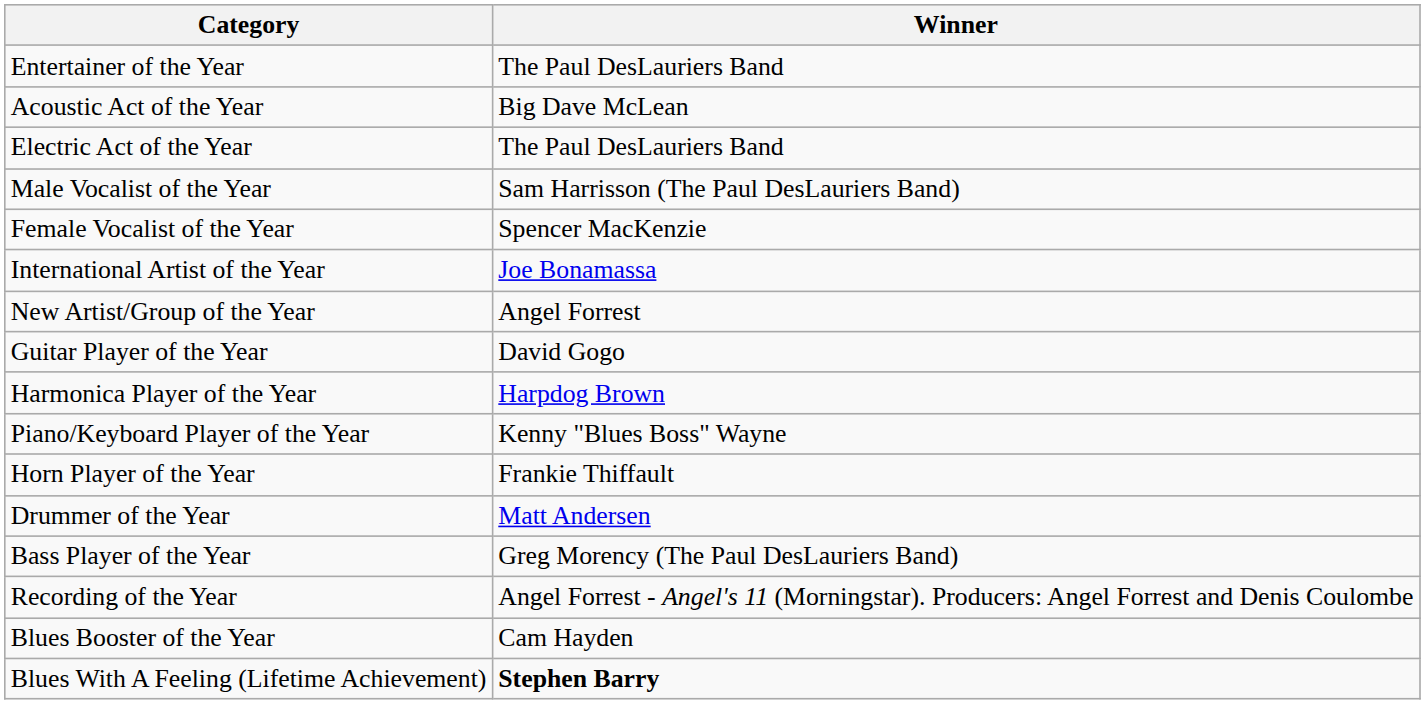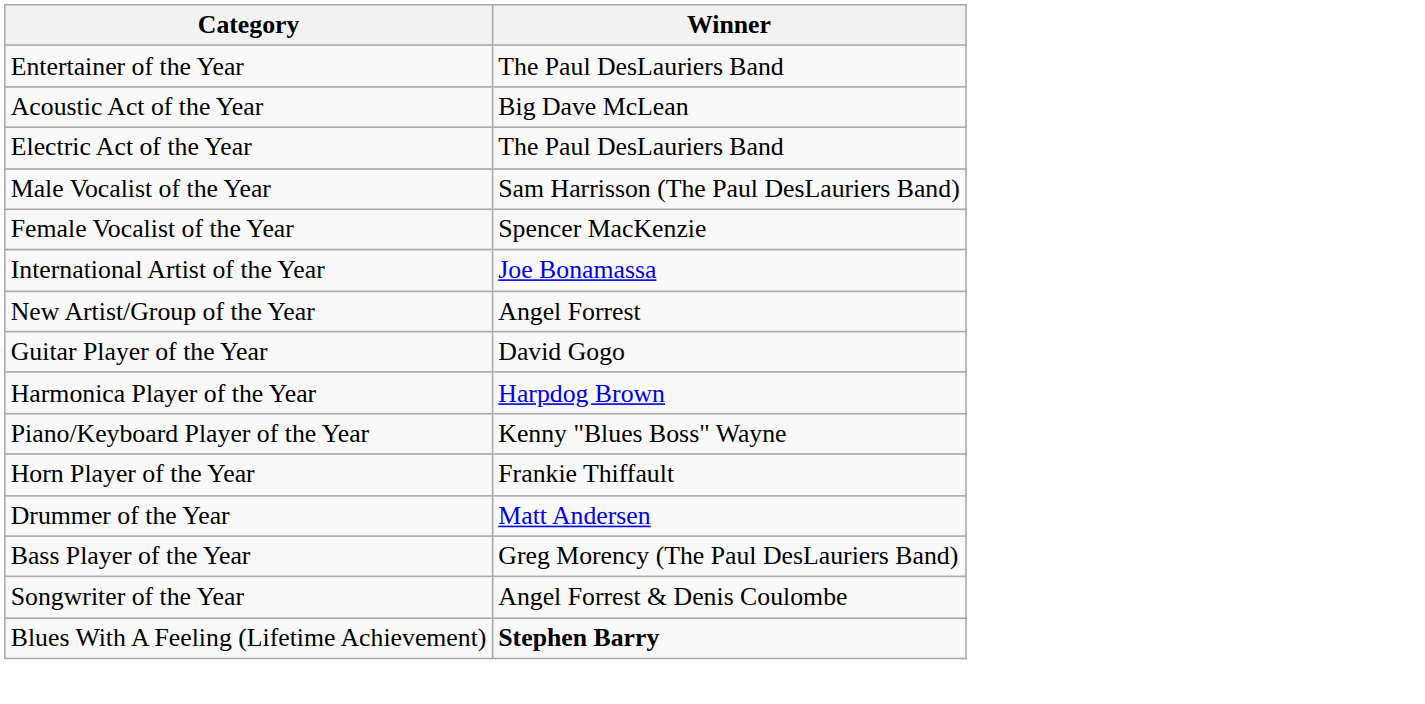+ row: (127, 596)
- row: (124, 596)
- row: (143, 637)
